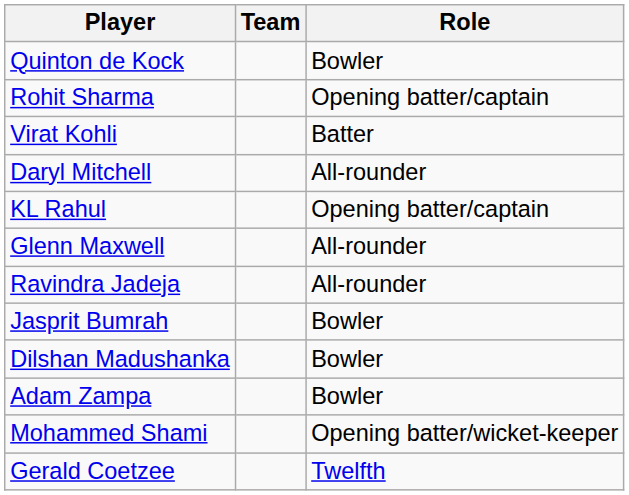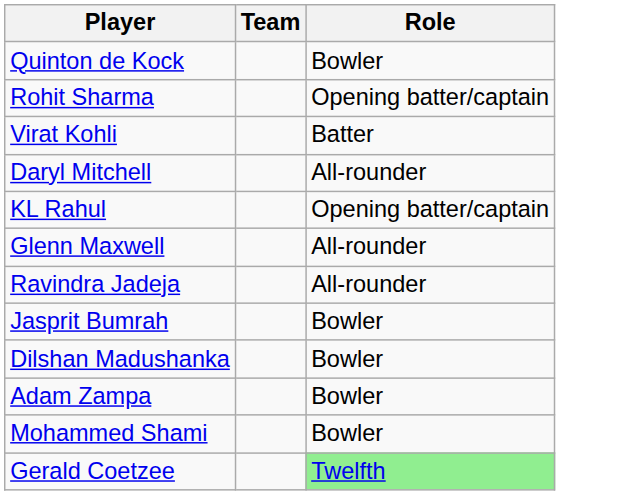(465, 433) Opening batter/wicket-keeper -> (347, 433) Bowler
(348, 470) no background -> (348, 470) lightgreen background
